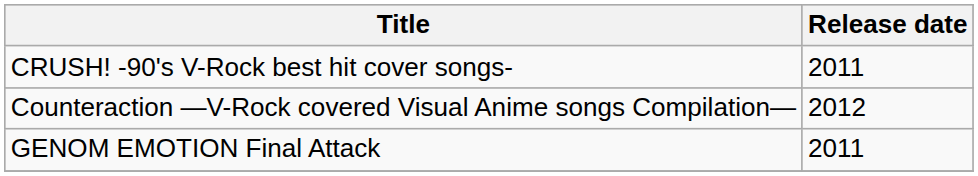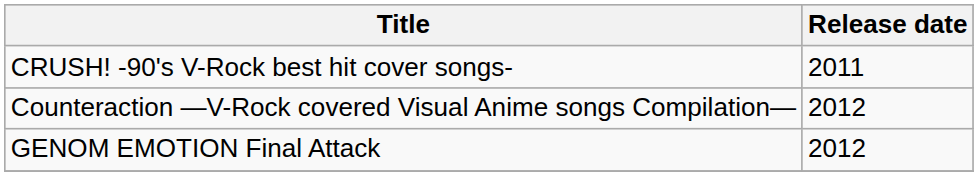(836, 149) 2011 -> (837, 149) 2012
